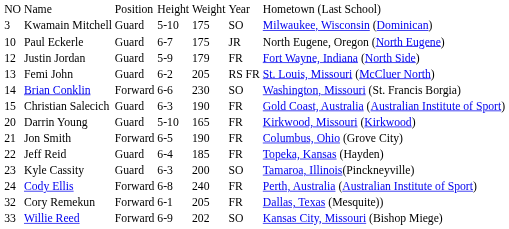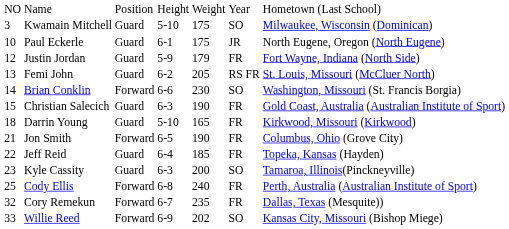(165, 42) 6-7 -> (165, 42) 6-1
(10, 122) 20 -> (10, 122) 18
(10, 186) 24 -> (10, 186) 25
(165, 202) 6-1 -> (165, 202) 6-7
(201, 202) 205 -> (201, 202) 235
